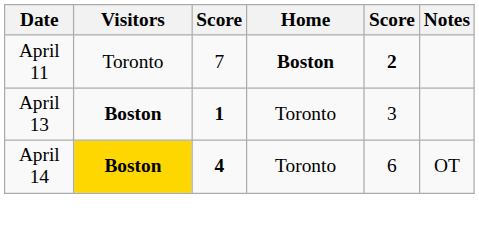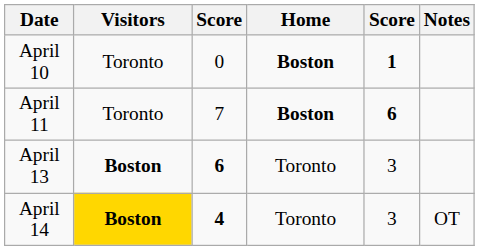+ row: (39, 61)
(392, 61) 2 -> (392, 113) 6
(219, 113) 1 -> (219, 166) 6
(392, 166) 6 -> (392, 218) 3
